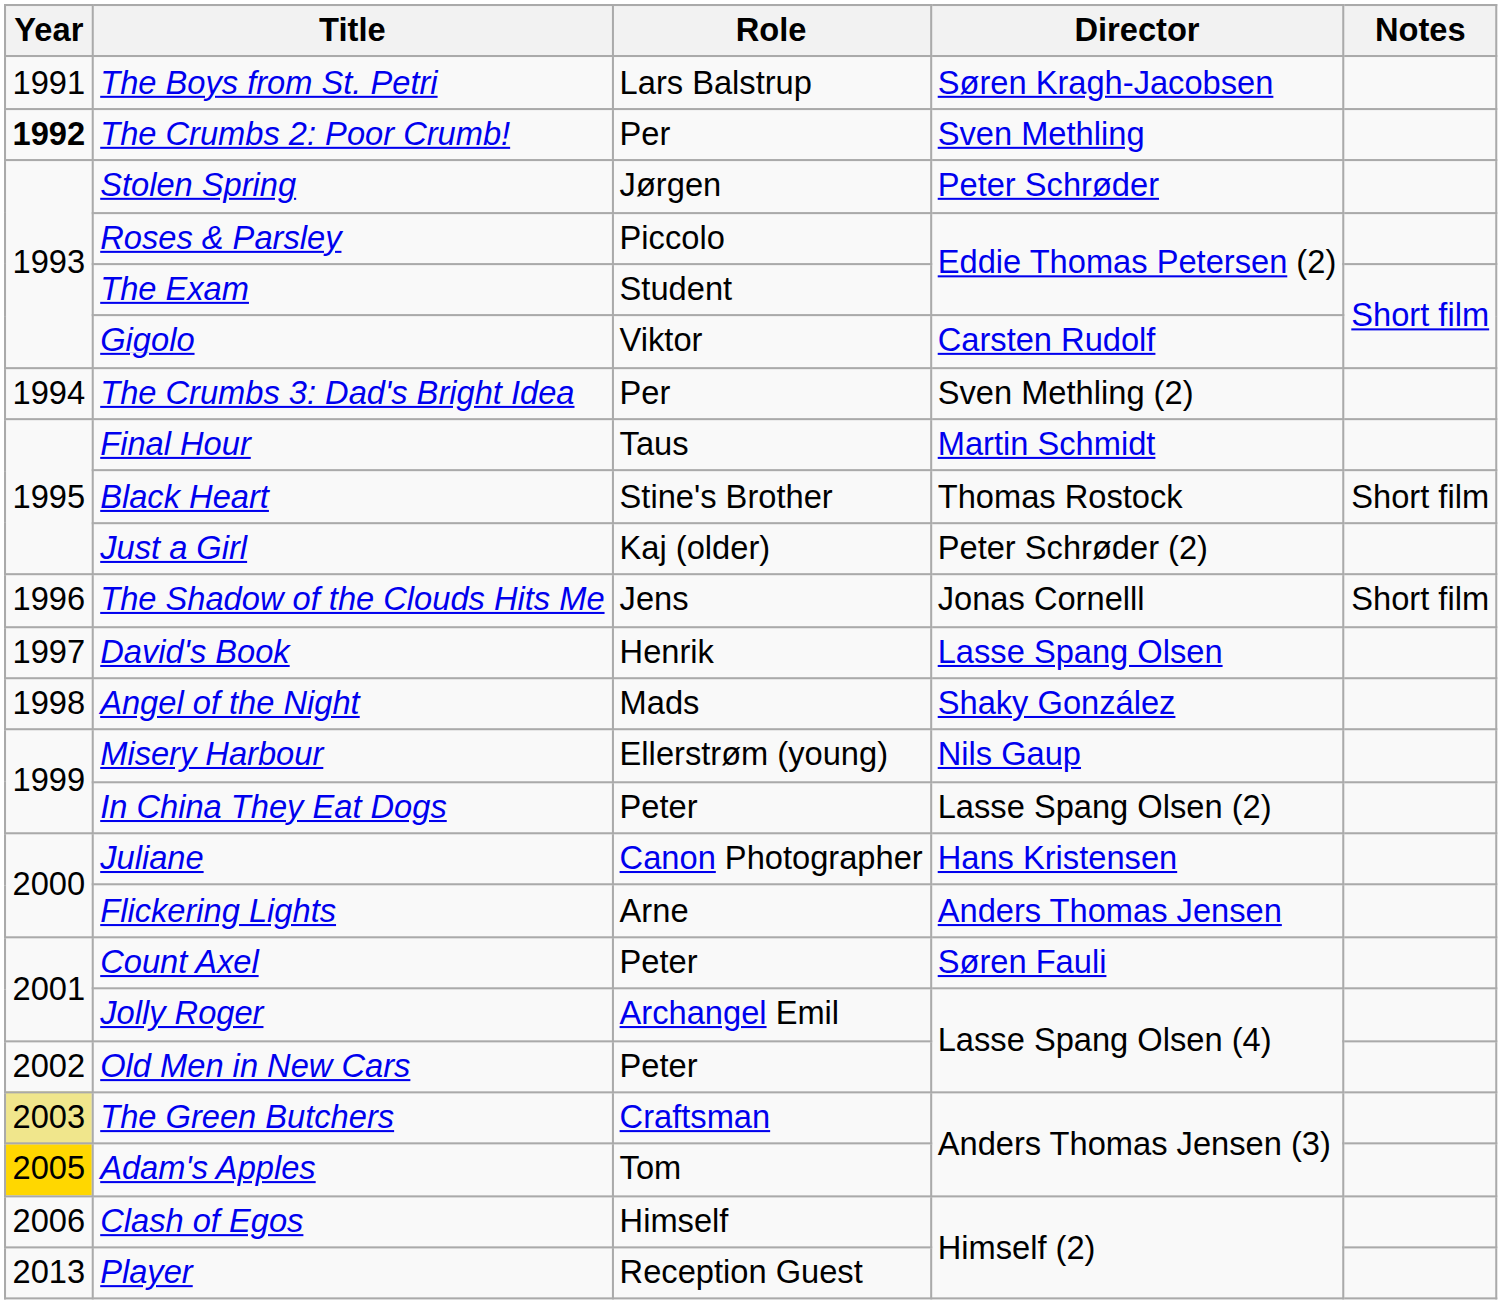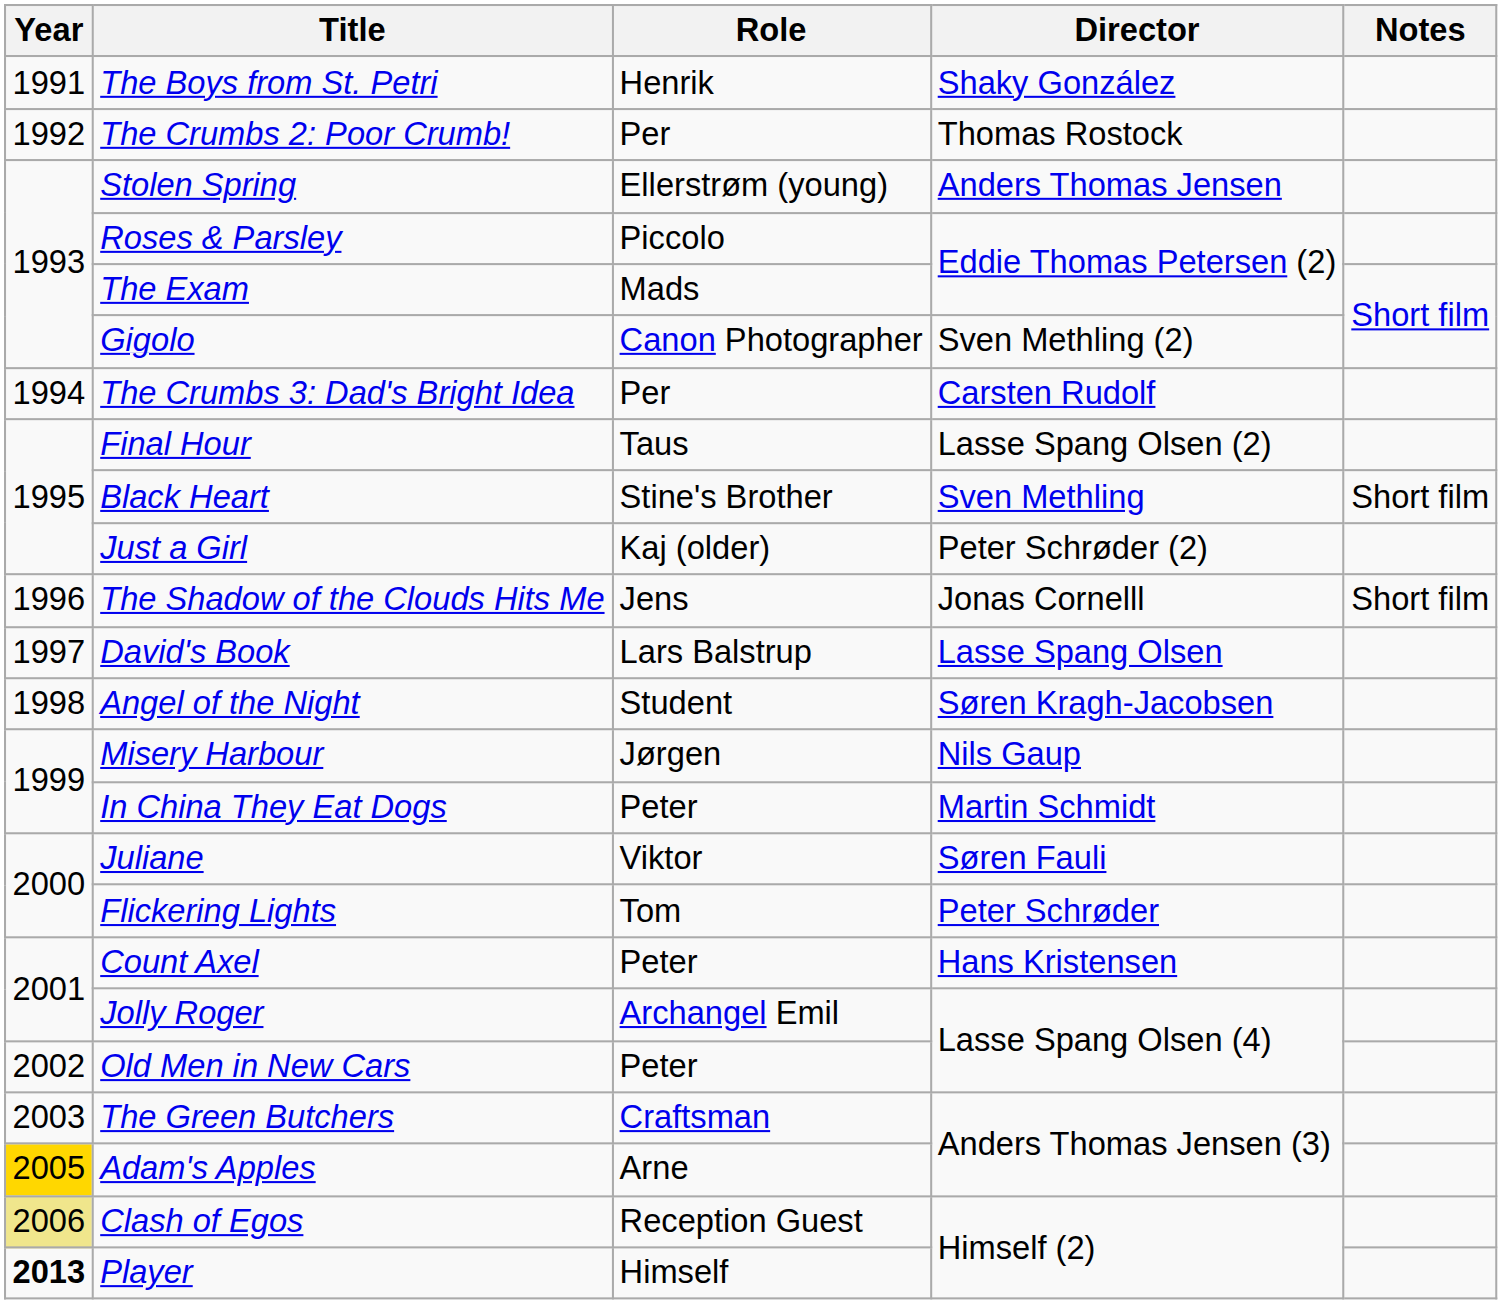(716, 82) Lars Balstrup -> (667, 82) Henrik
(1106, 82) Søren Kragh-Jacobsen -> (1057, 82) Shaky González
(49, 133) bold -> (49, 133) normal
(1041, 133) Sven Methling -> (1060, 133) Thomas Rostock
(670, 185) Jørgen -> (754, 185) Ellerstrøm (young)
(1048, 185) Peter Schrøder -> (1110, 185) Anders Thomas Jensen
(676, 289) Student -> (660, 289) Mads
(661, 340) Viktor -> (771, 340) Canon Photographer
(1047, 340) Carsten Rudolf -> (1066, 340) Sven Methling (2)
(1066, 392) Sven Methling (2) -> (1047, 392) Carsten Rudolf
(1047, 444) Martin Schmidt -> (1105, 444) Lasse Spang Olsen (2)
(1060, 496) Thomas Rostock -> (1041, 496) Sven Methling
(667, 651) Henrik -> (716, 651) Lars Balstrup
(660, 703) Mads -> (676, 703) Student
(1057, 703) Shaky González -> (1106, 703) Søren Kragh-Jacobsen
(754, 755) Ellerstrøm (young) -> (670, 755) Jørgen
(1105, 806) Lasse Spang Olsen (2) -> (1047, 806) Martin Schmidt
(771, 858) Canon Photographer -> (661, 858) Viktor
(1057, 858) Hans Kristensen -> (1022, 858) Søren Fauli
(654, 910) Arne -> (650, 910) Tom
(1110, 910) Anders Thomas Jensen -> (1048, 910) Peter Schrøder
(1022, 962) Søren Fauli -> (1057, 962) Hans Kristensen
(49, 1117) khaki background -> (49, 1117) no background
(650, 1169) Tom -> (654, 1169) Arne
(49, 1220) no background -> (49, 1220) khaki background
(674, 1220) Himself -> (741, 1220) Reception Guest
(49, 1272) normal -> (49, 1272) bold
(741, 1272) Reception Guest -> (674, 1272) Himself
